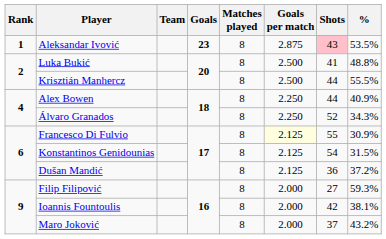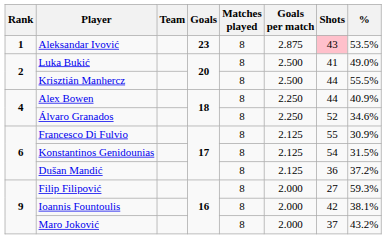(364, 62) 48.8% -> (364, 62) 49.0%
(364, 117) 34.3% -> (364, 117) 34.6%
(291, 135) lightyellow background -> (291, 135) no background
